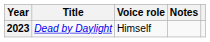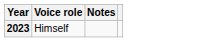- column: (73, 12)
